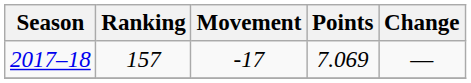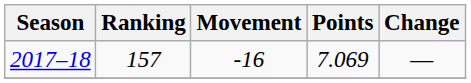(249, 59) -17 -> (249, 59) -16
